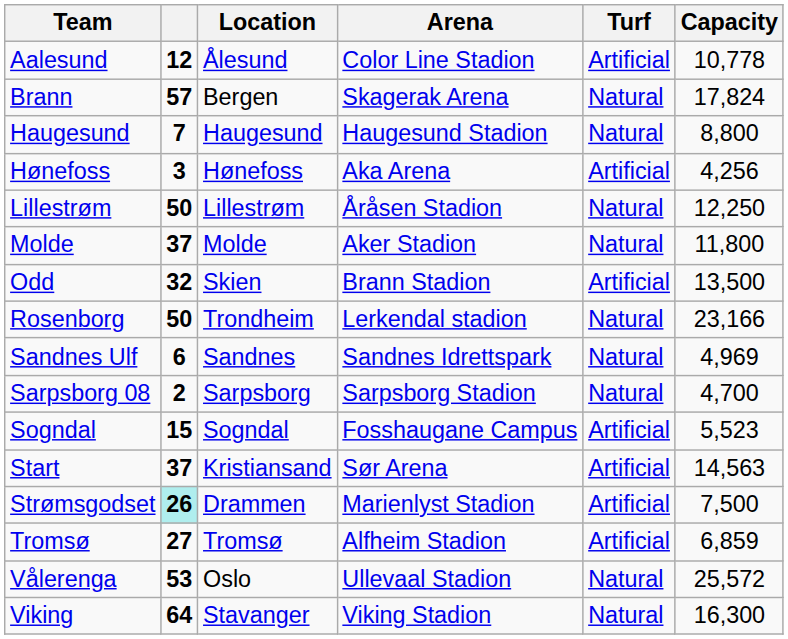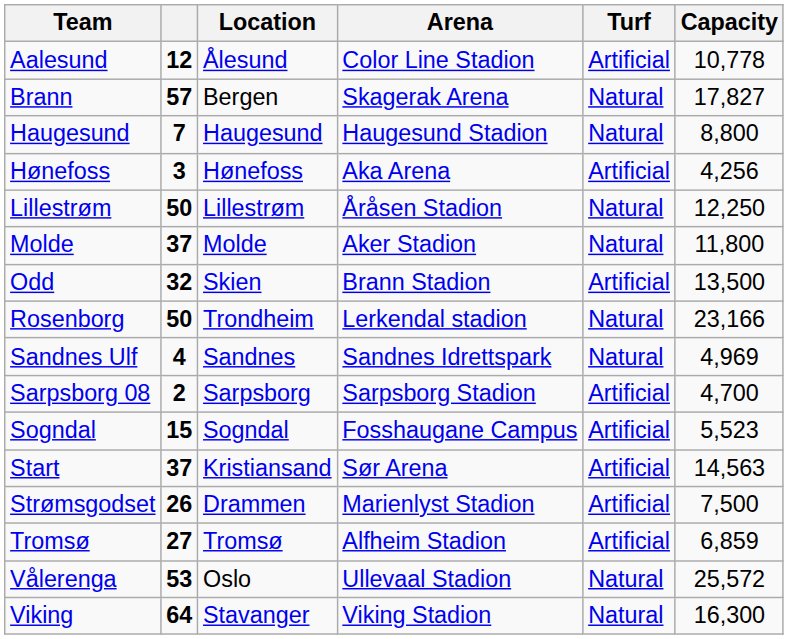(729, 97) 17,824 -> (729, 97) 17,827
(179, 356) 6 -> (179, 356) 4
(626, 393) Natural -> (629, 393) Artificial
(179, 504) paleturquoise background -> (179, 504) no background
